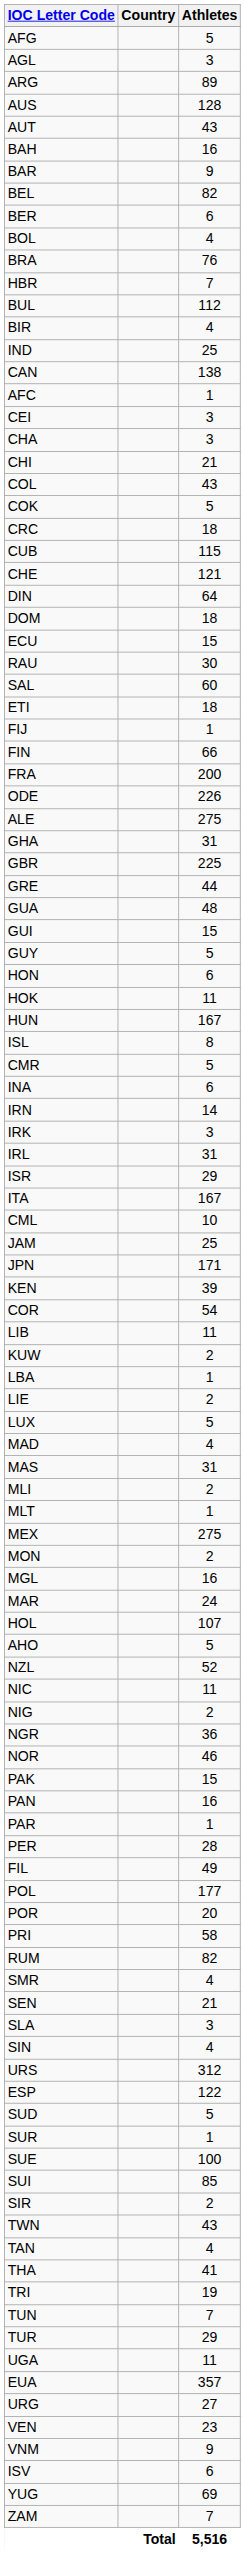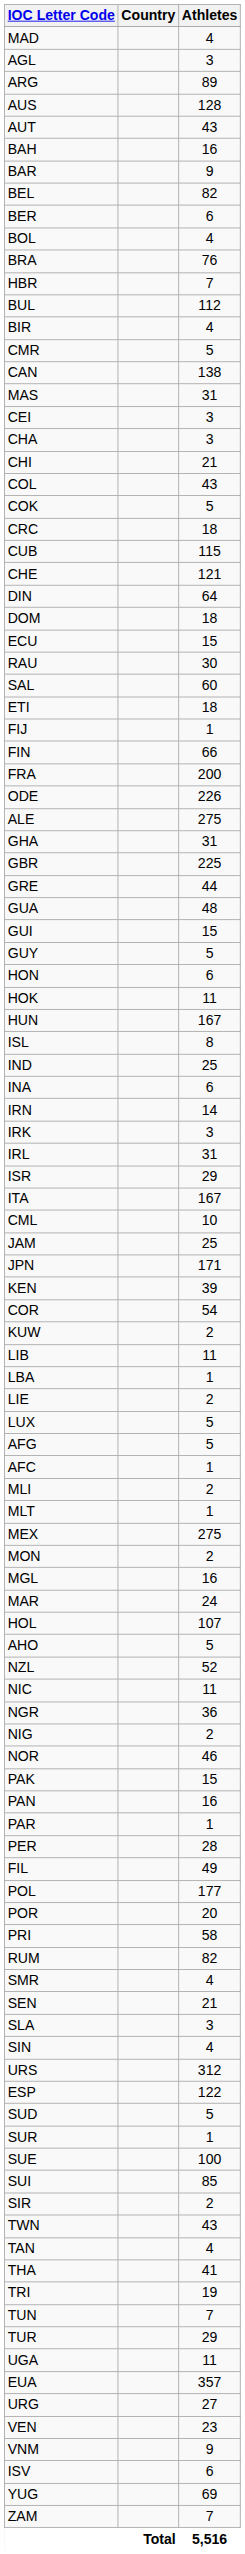rows swapped: (22, 37) <-> (23, 1444)
rows swapped: (24, 1065) <-> (20, 350)
rows swapped: (22, 395) <-> (23, 1467)
rows swapped: (24, 1355) <-> (18, 1333)
rows swapped: (20, 1712) <-> (23, 1735)
